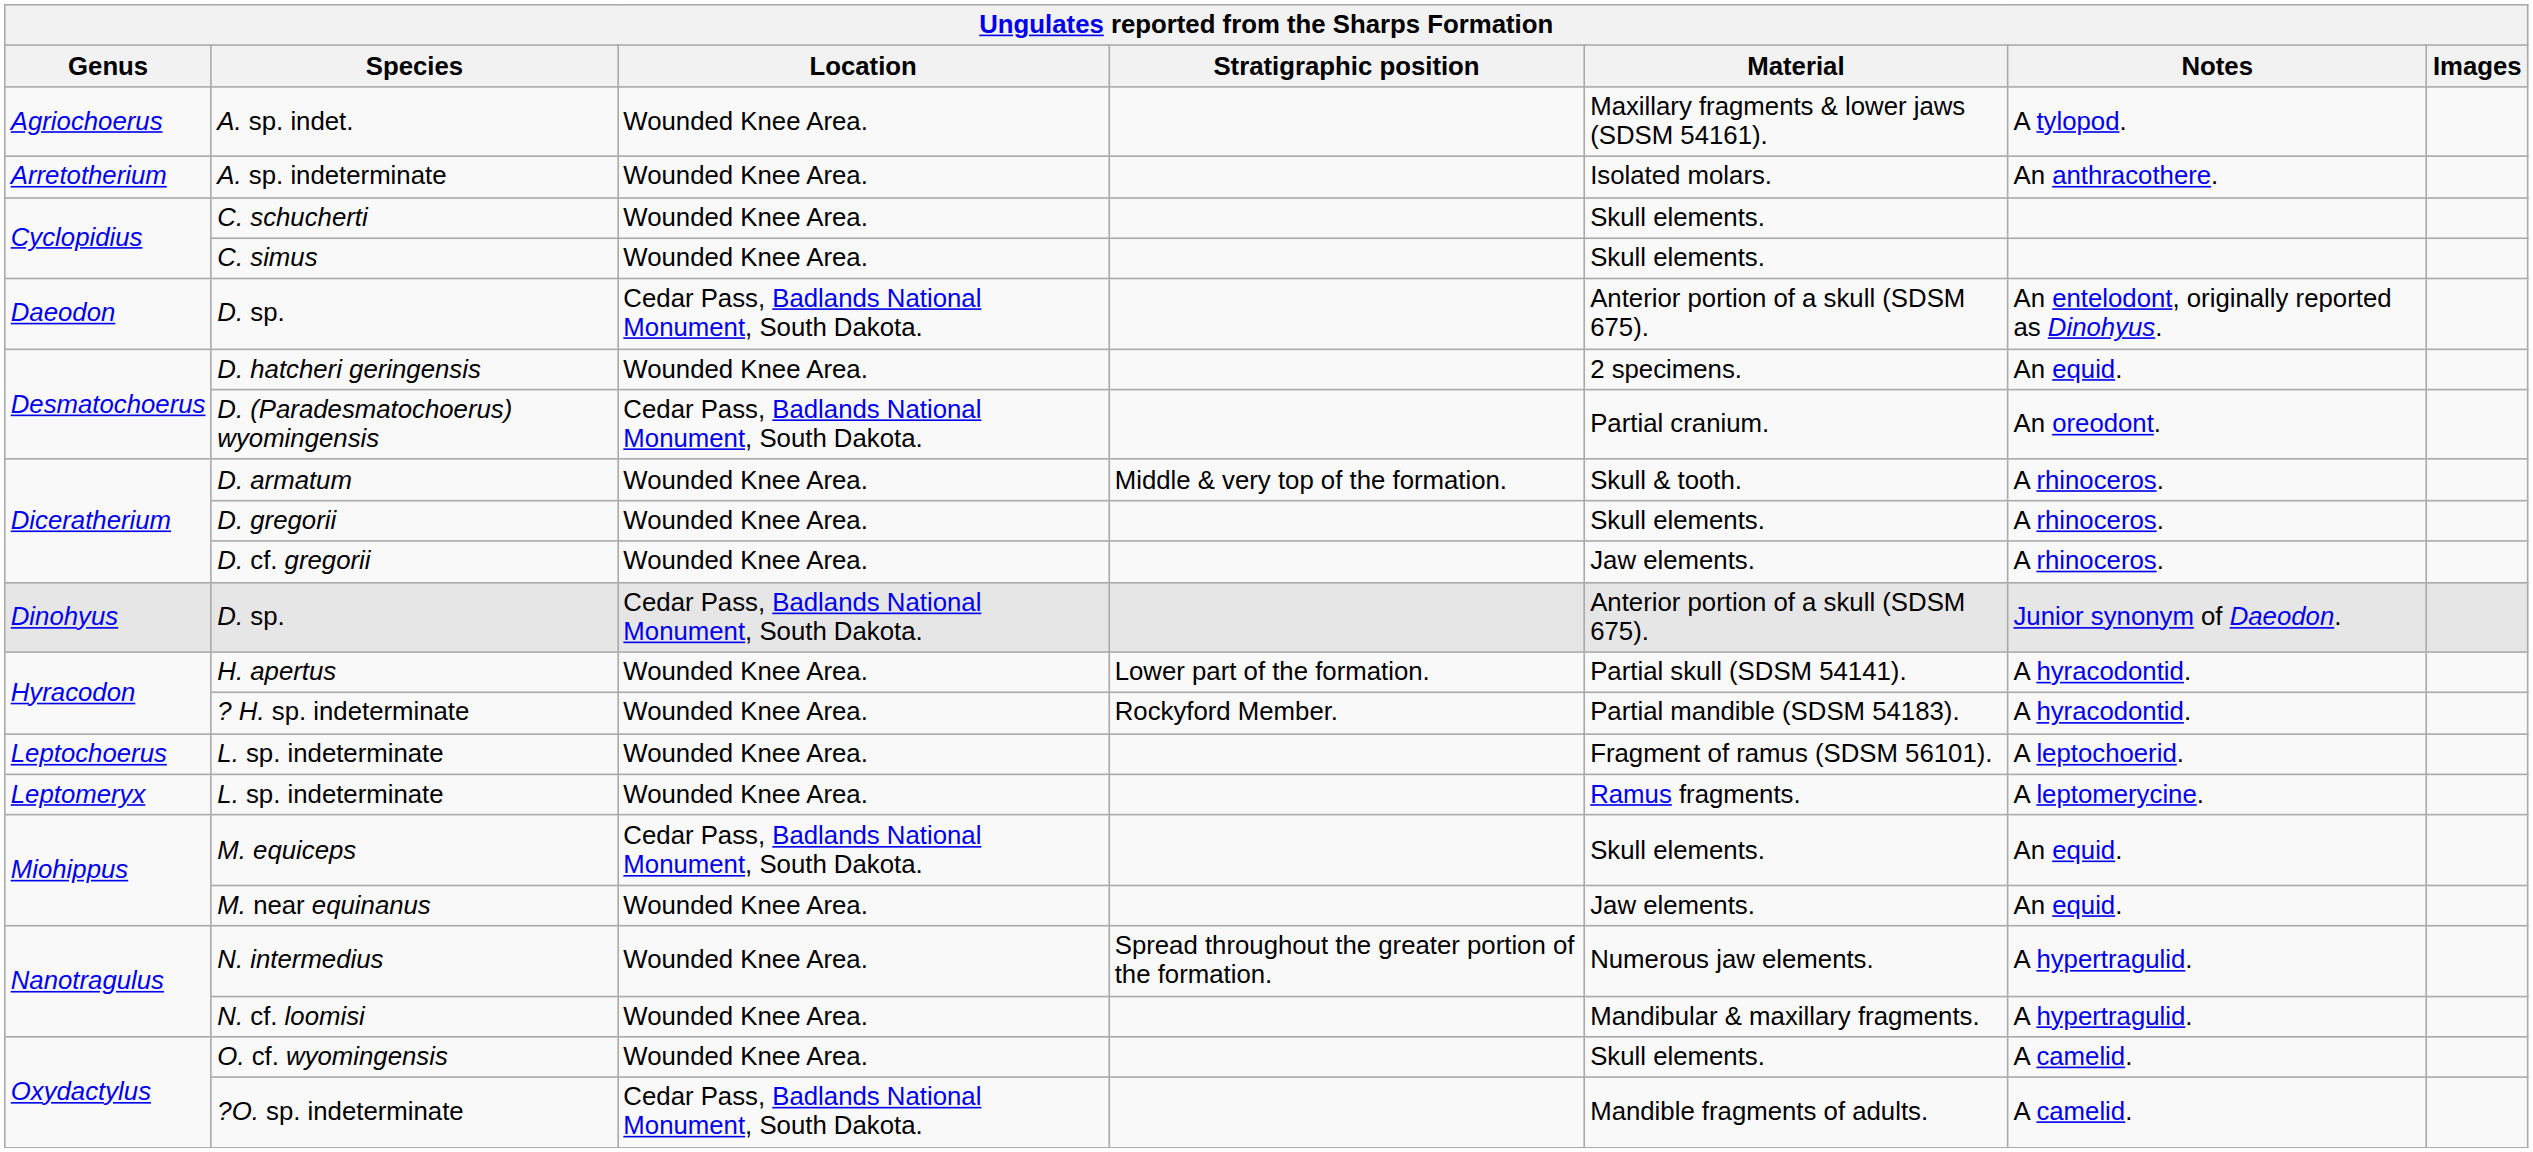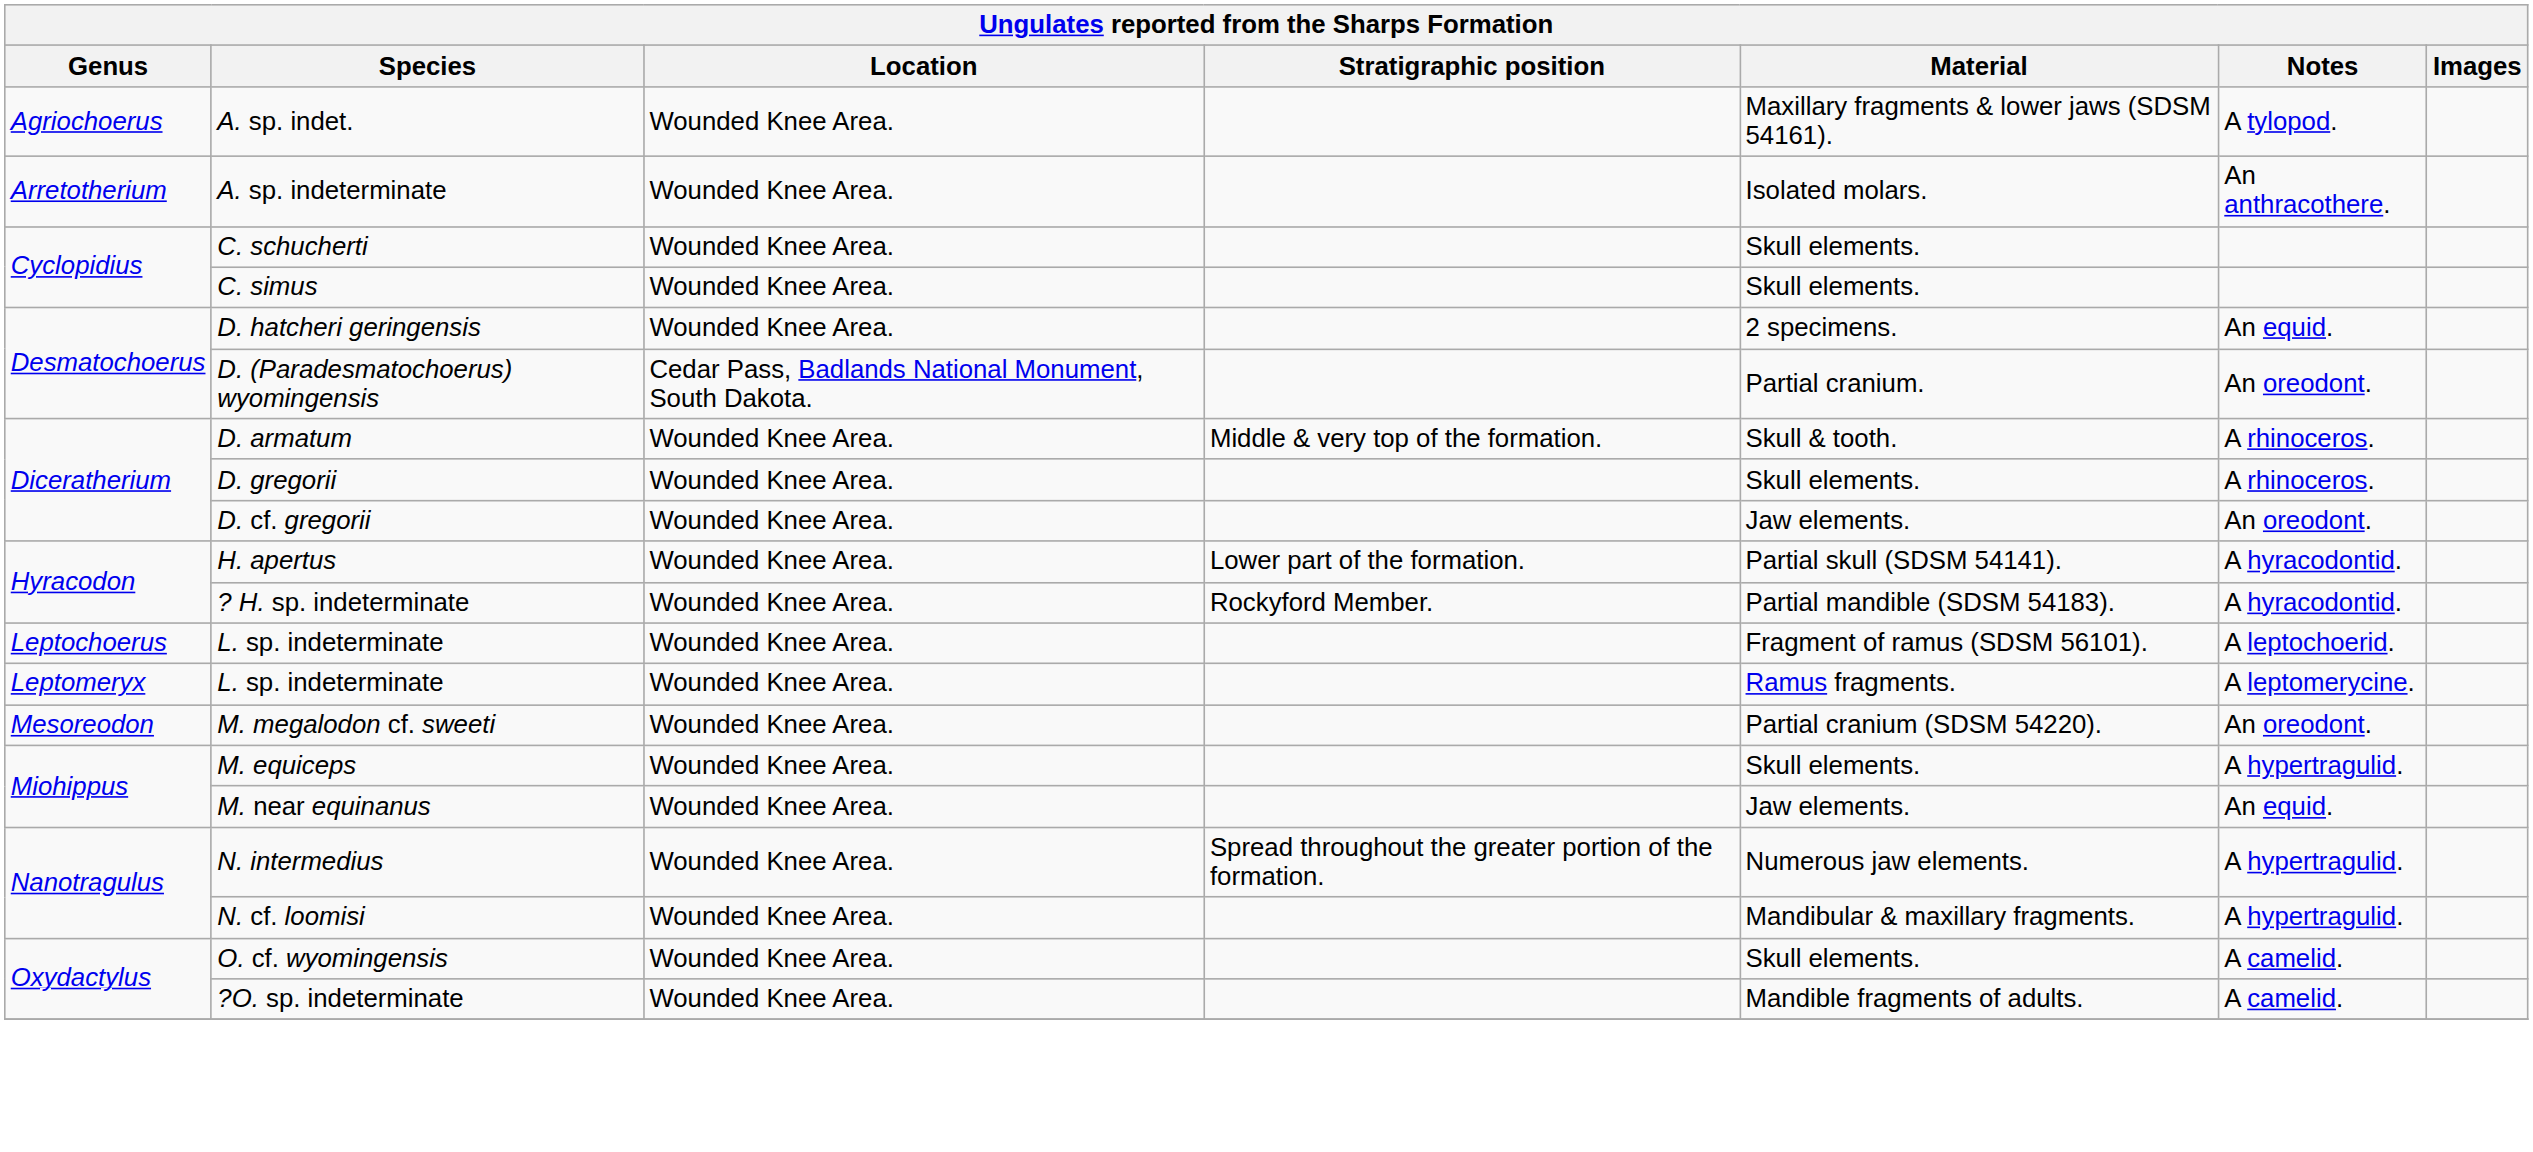- row: (63, 313)
(2089, 561) A rhinoceros. -> (2298, 520) An oreodont.
- row: (64, 616)
+ row: (82, 724)
(802, 849) Cedar Pass, Badlands National Monument, South Dakota. -> (772, 765) Wounded Knee Area.
(2068, 849) An equid. -> (2314, 765) A hypertragulid.
(802, 1112) Cedar Pass, Badlands National Monument, South Dakota. -> (772, 998) Wounded Knee Area.
